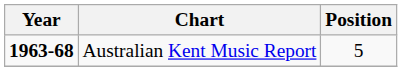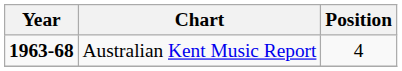(359, 50) 5 -> (359, 50) 4
